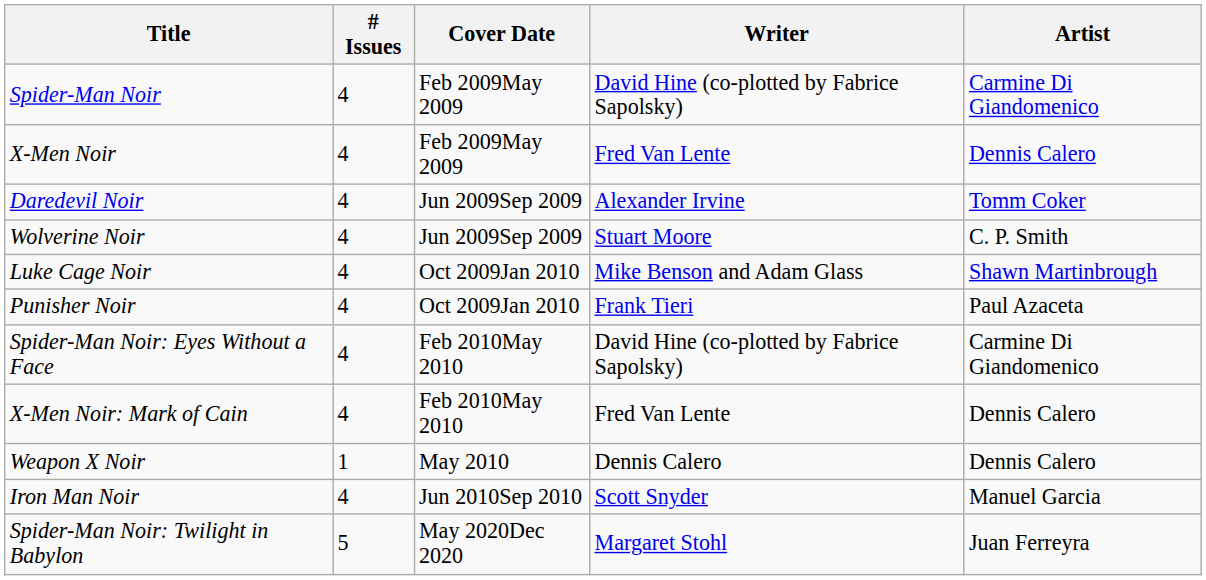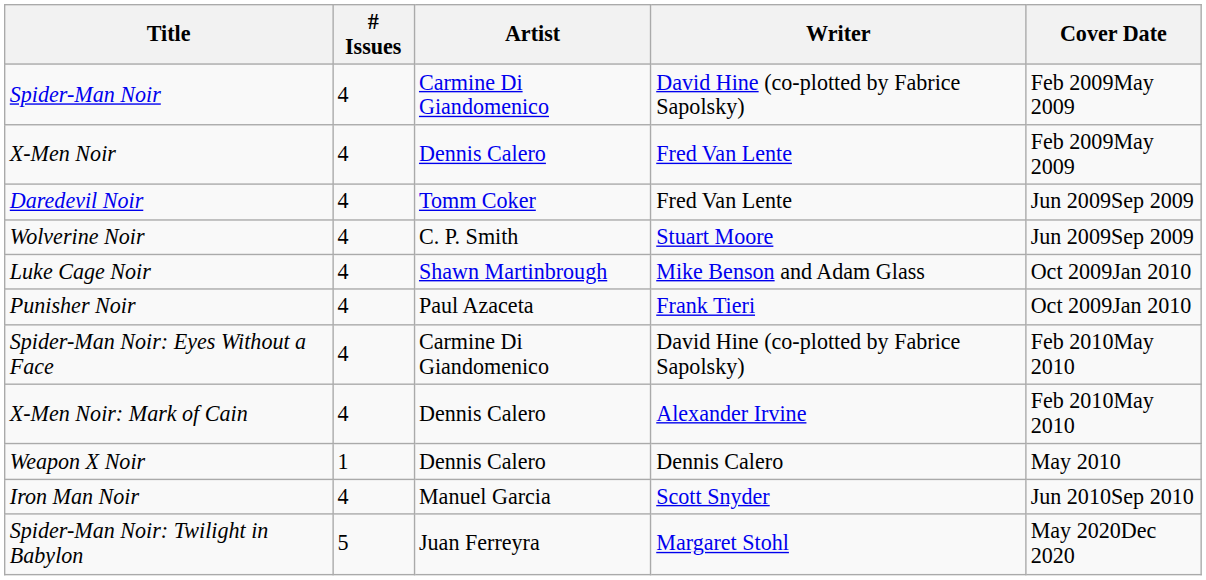columns swapped: (502, 34) <-> (1082, 34)
(670, 201) Alexander Irvine -> (724, 201) Fred Van Lente
(662, 413) Fred Van Lente -> (731, 413) Alexander Irvine
